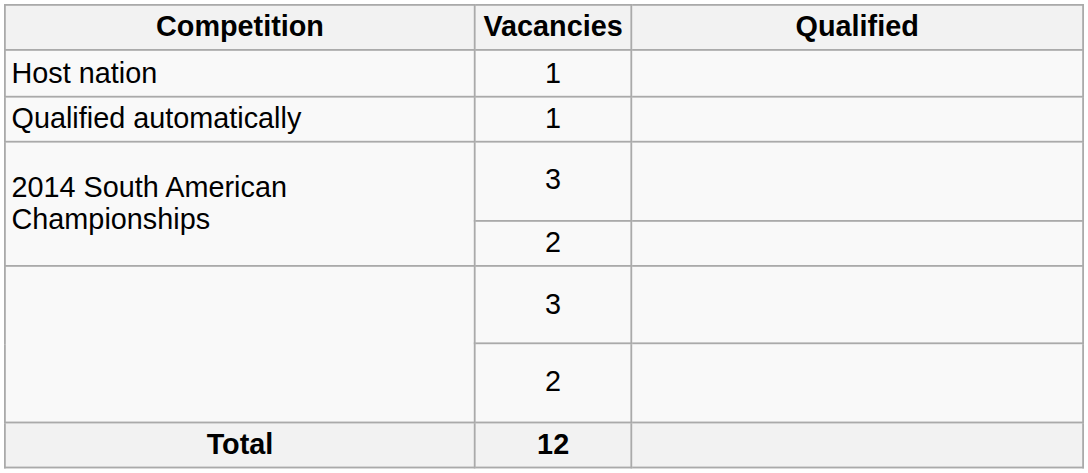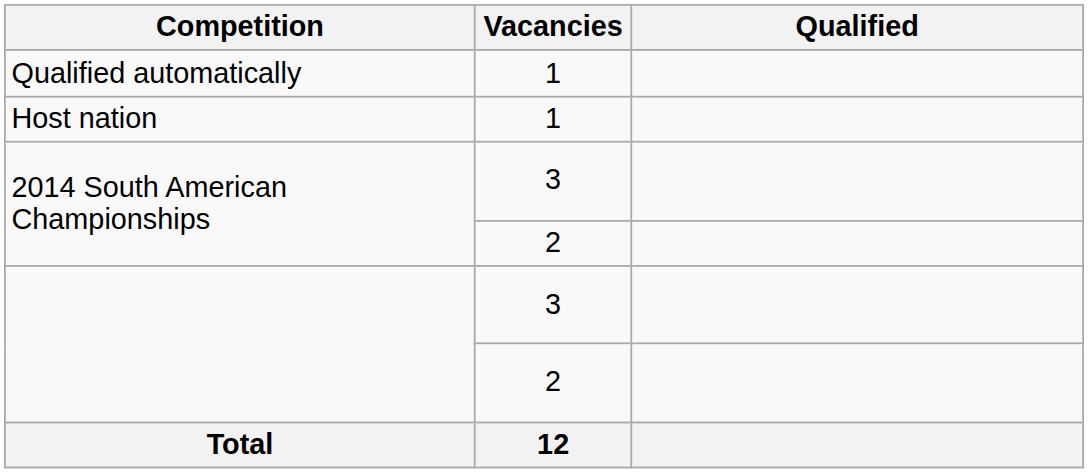rows swapped: (84, 73) <-> (156, 118)
